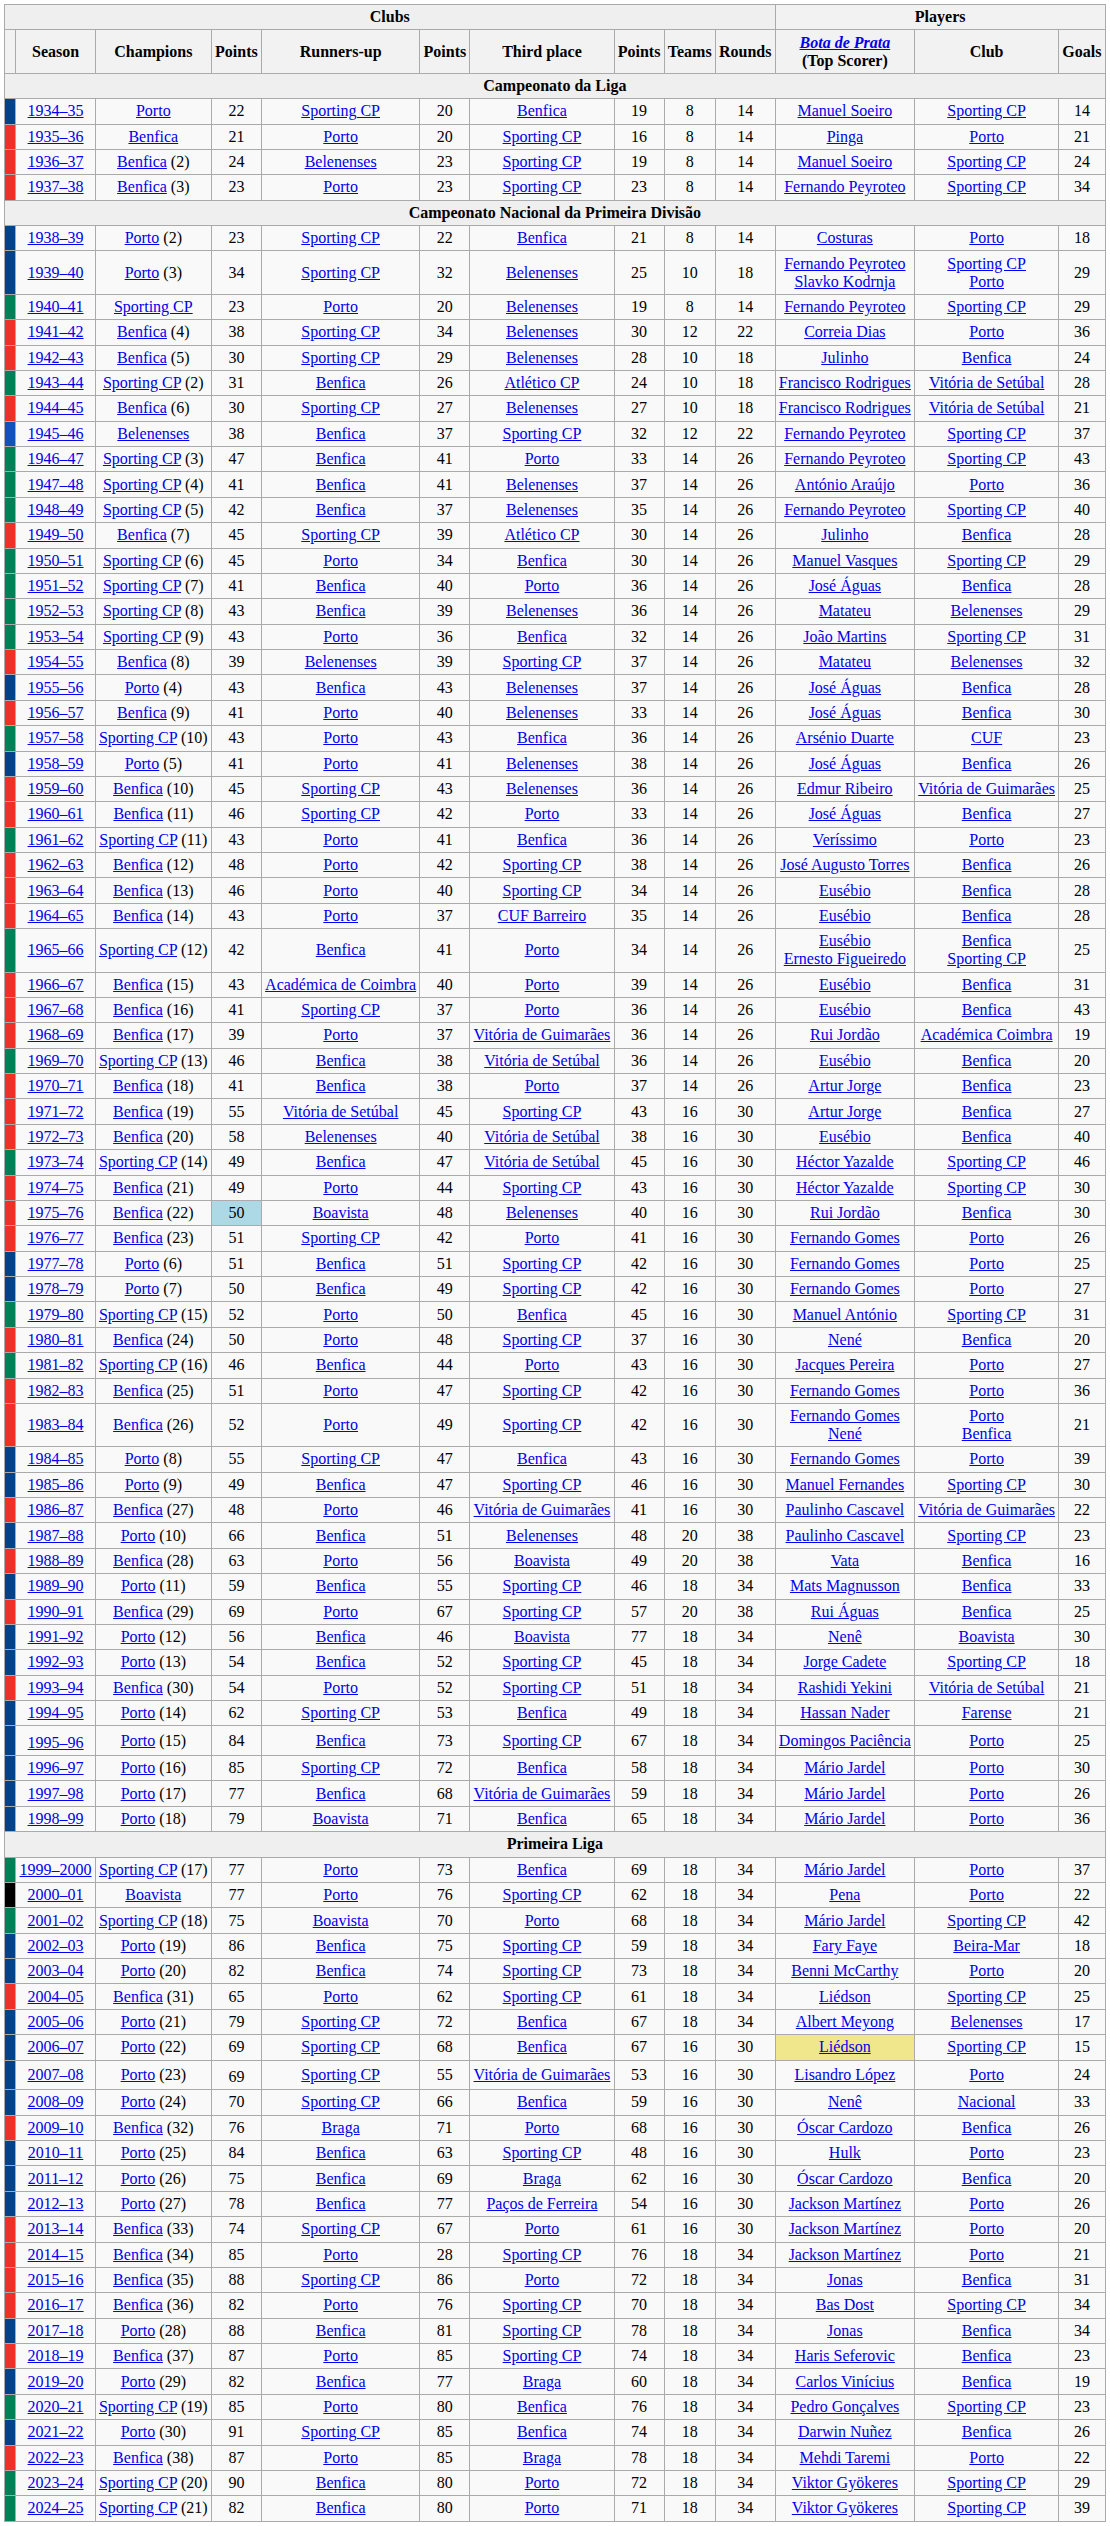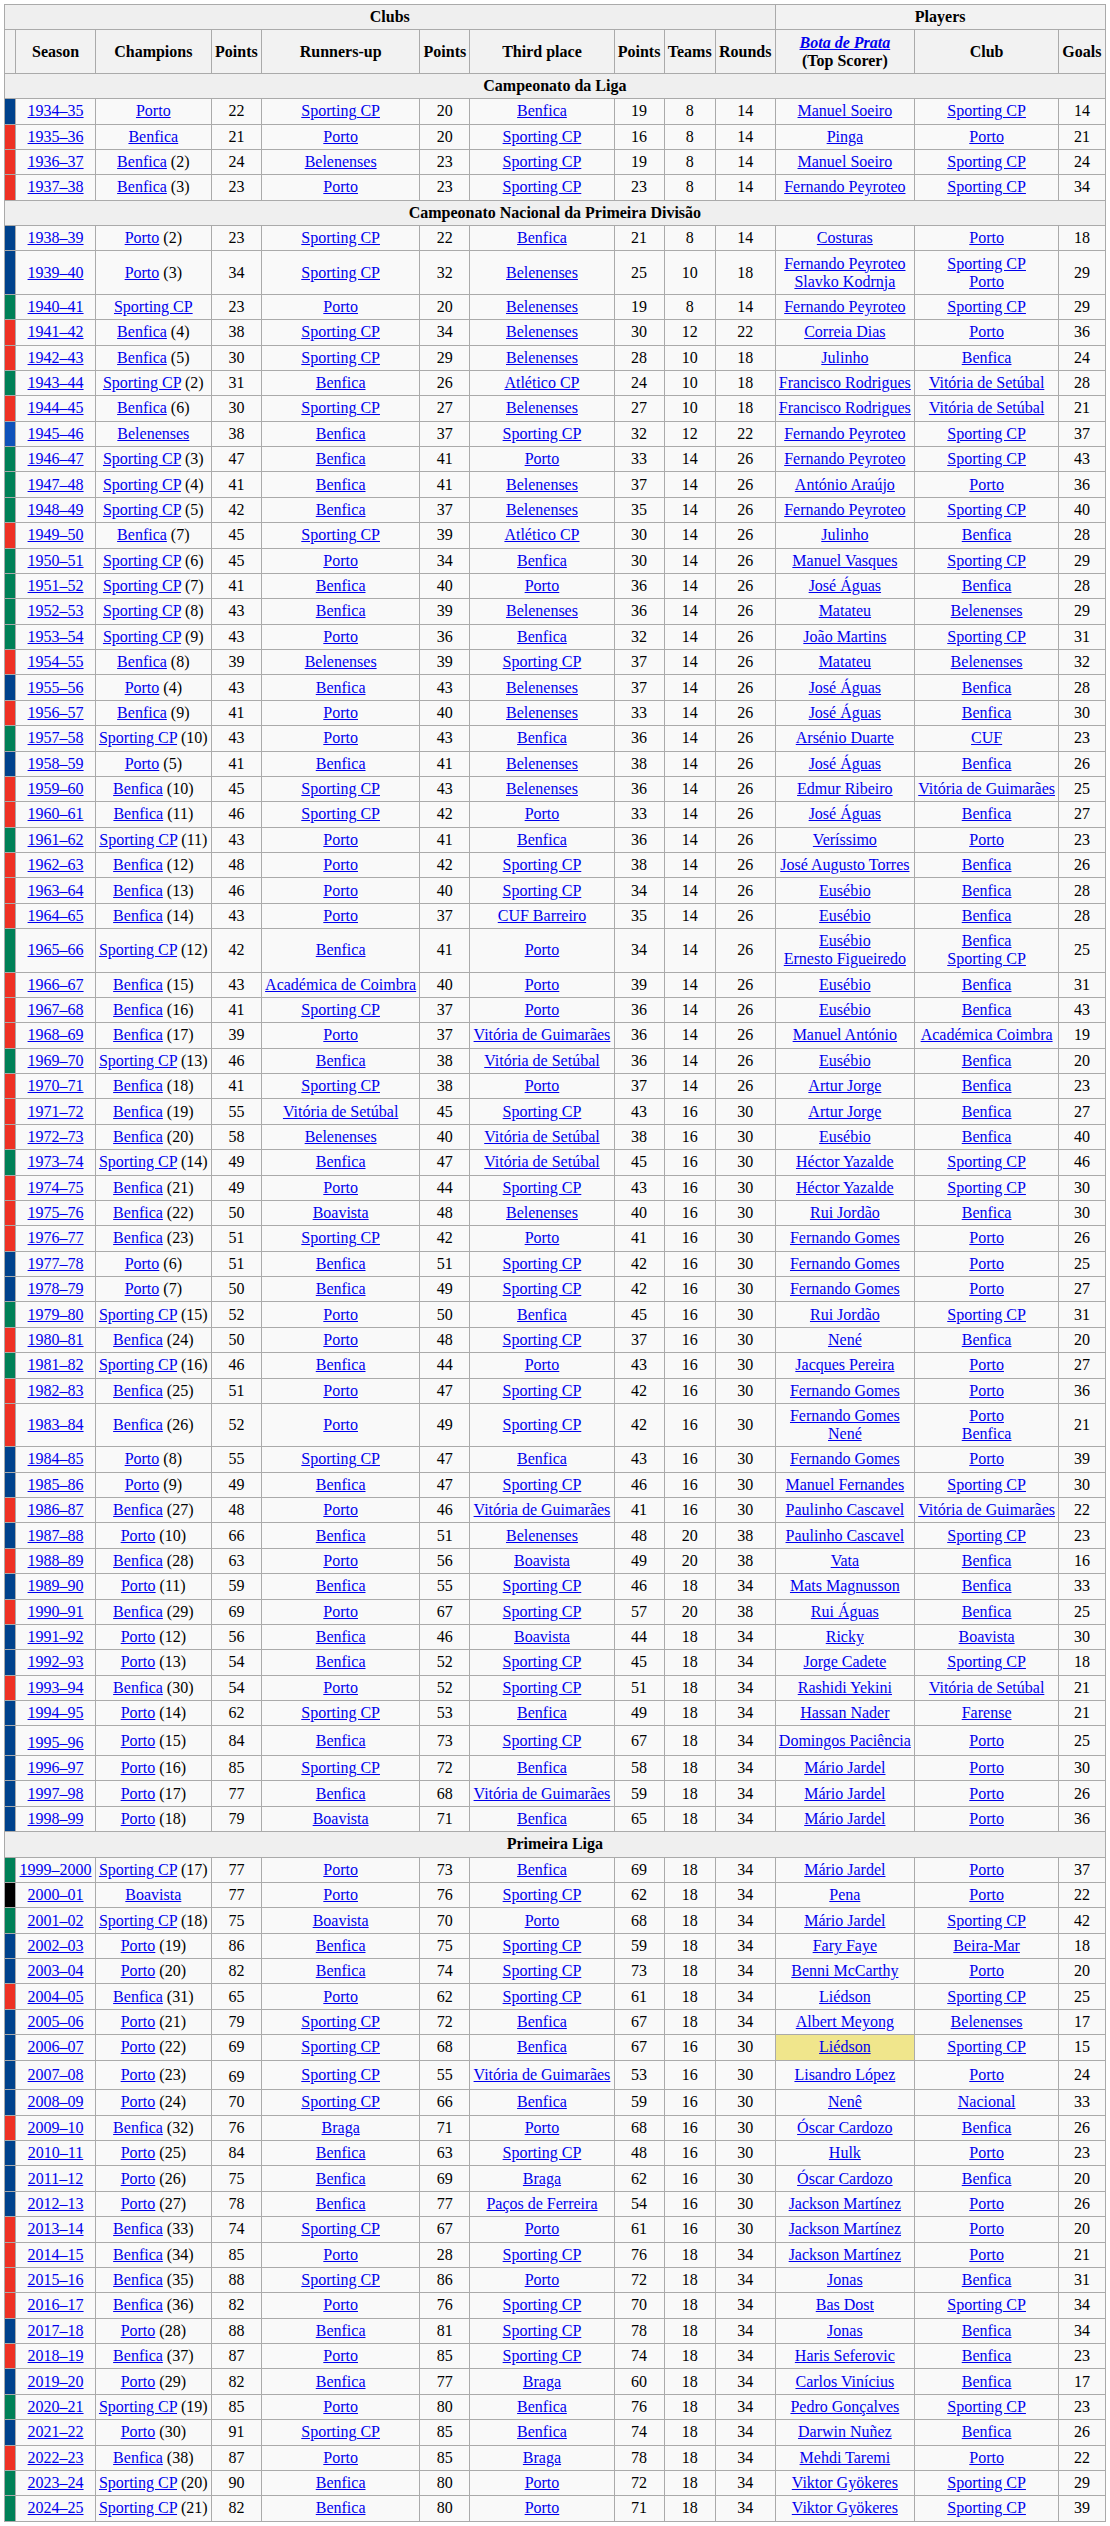(341, 763) Porto -> (341, 763) Benfica
(845, 1035) Rui Jordão -> (845, 1035) Manuel António
(341, 1086) Benfica -> (341, 1086) Sporting CP
(236, 1213) lightblue background -> (236, 1213) no background
(845, 1314) Manuel António -> (845, 1314) Rui Jordão
(639, 1637) 77 -> (639, 1637) 44
(845, 1637) Nenê -> (845, 1637) Ricky
(1082, 2381) 19 -> (1082, 2381) 17
